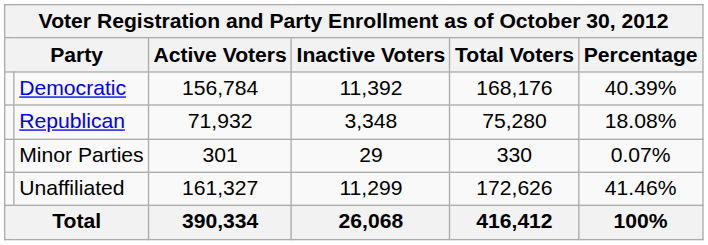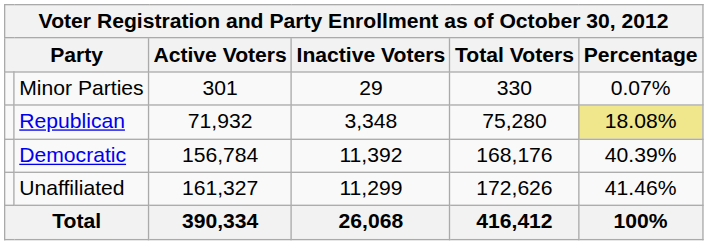rows swapped: (73, 88) <-> (81, 155)
(641, 121) no background -> (641, 121) khaki background
